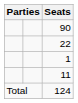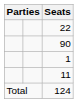rows swapped: (65, 28) <-> (65, 43)
